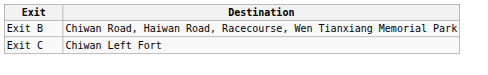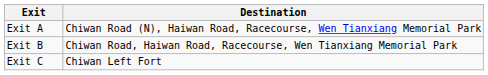+ row: (25, 29)
